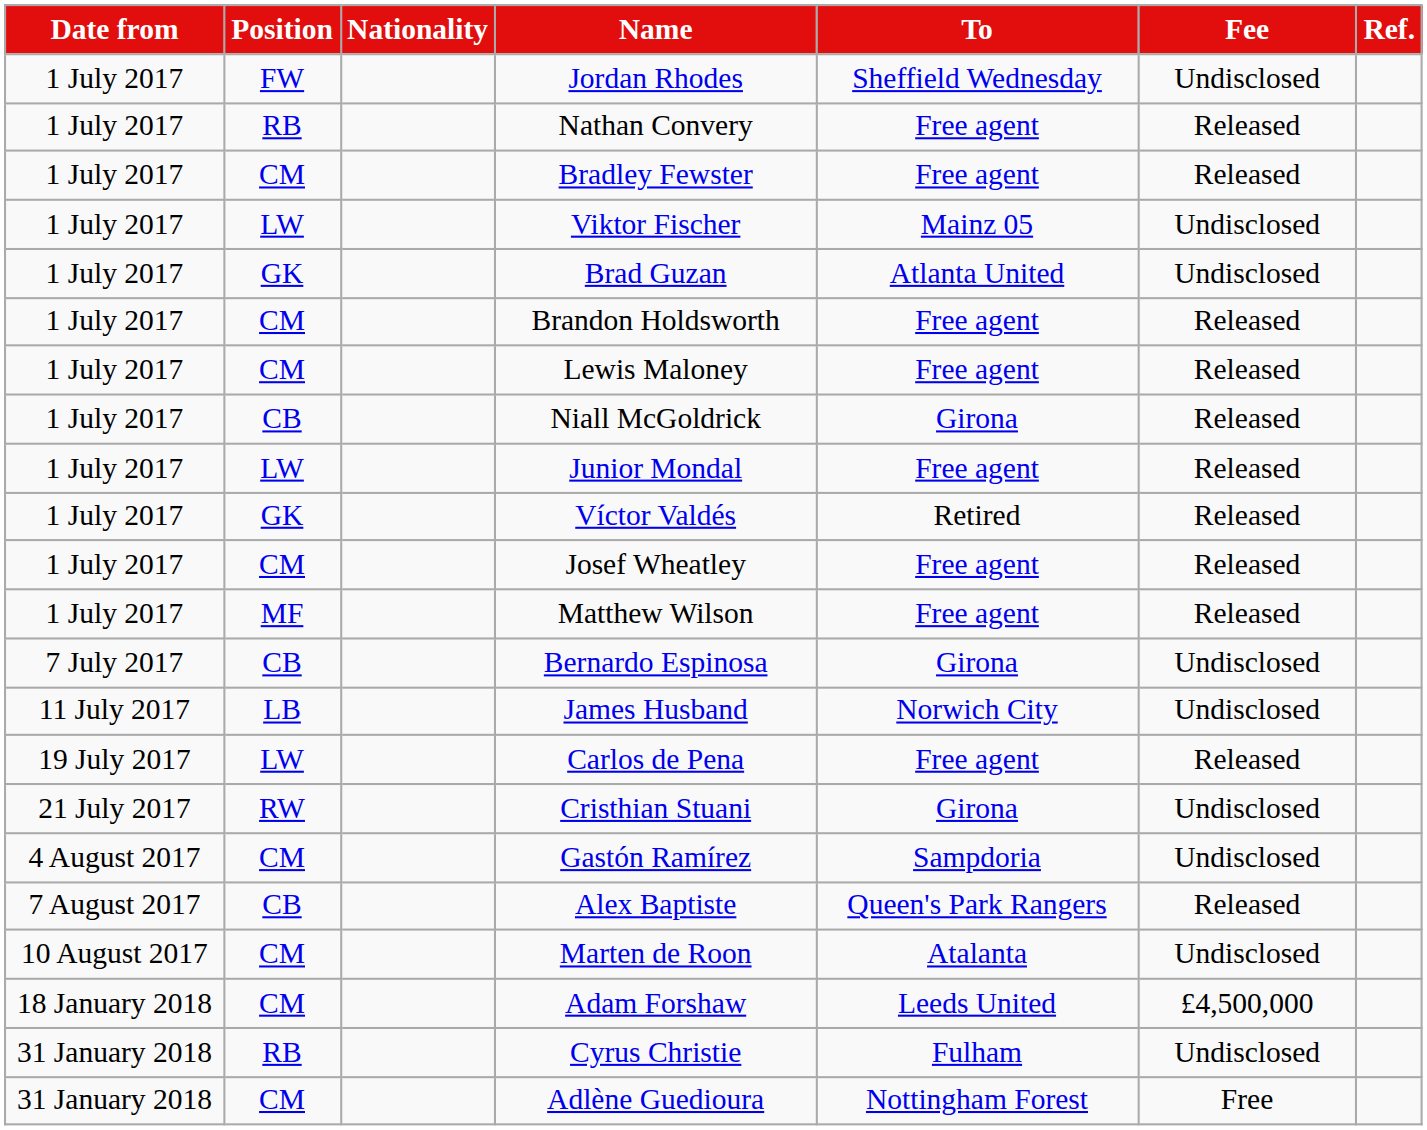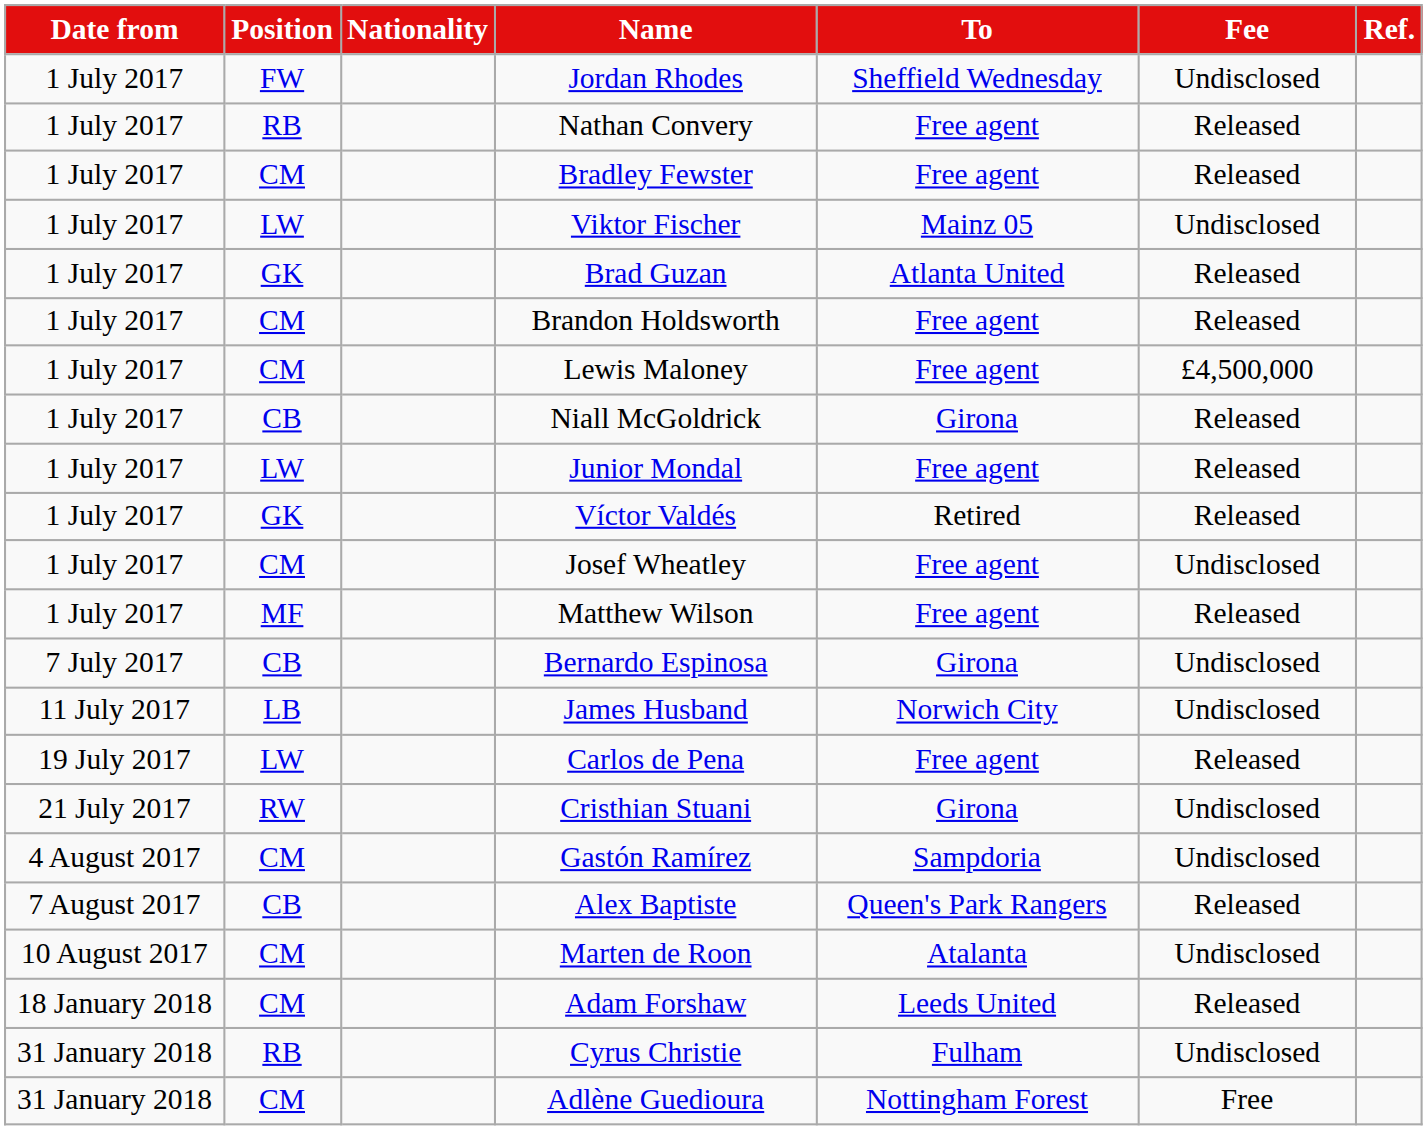(1247, 272) Undisclosed -> (1247, 272) Released
(1247, 370) Released -> (1247, 370) £4,500,000
(1247, 564) Released -> (1247, 564) Undisclosed
(1247, 1002) £4,500,000 -> (1247, 1002) Released
